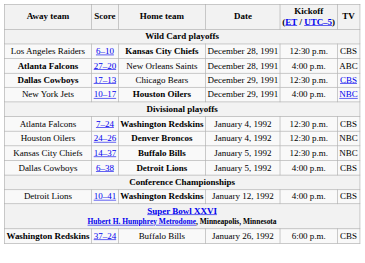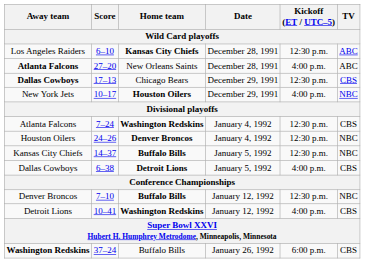(349, 50) CBS -> (349, 50) ABC
+ row: (105, 196)
